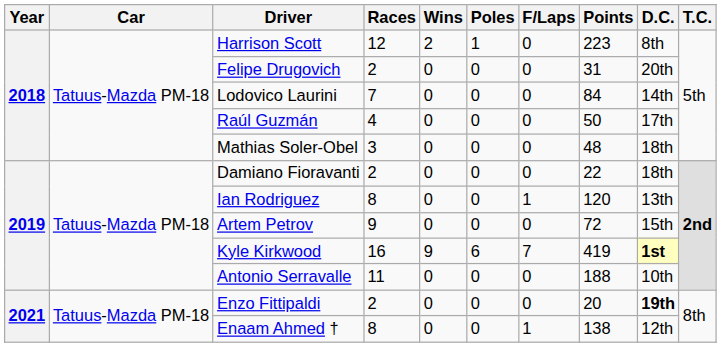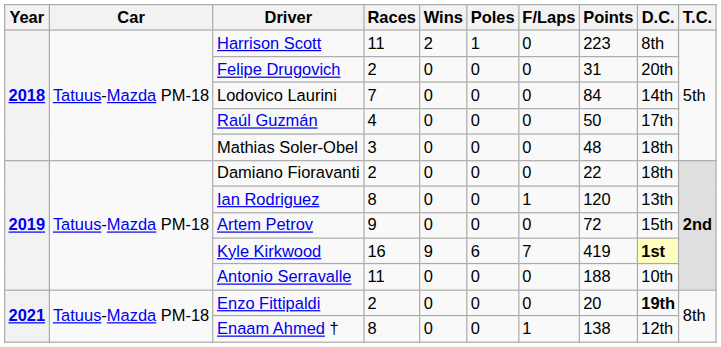(377, 43) 12 -> (376, 43) 11
